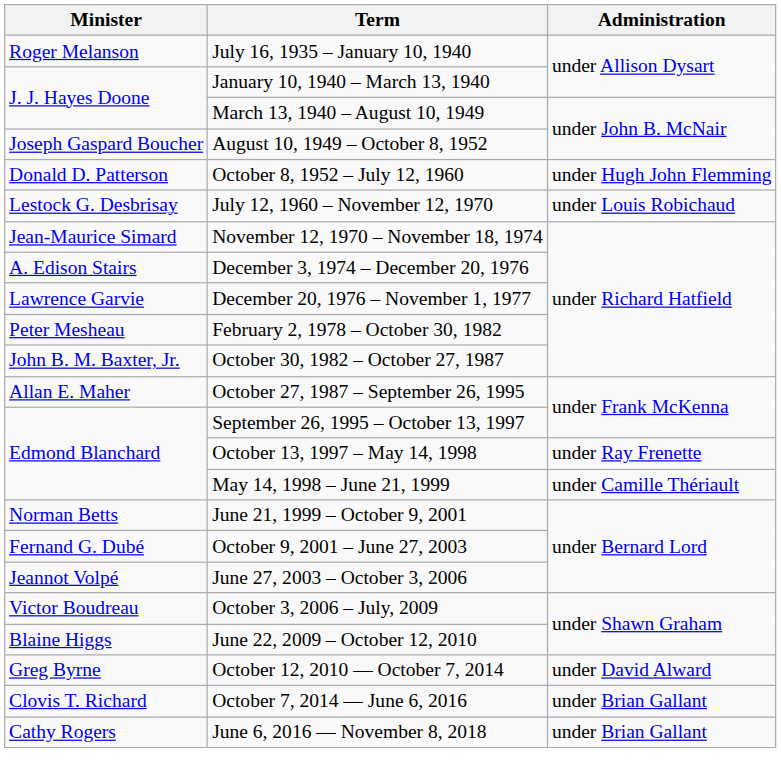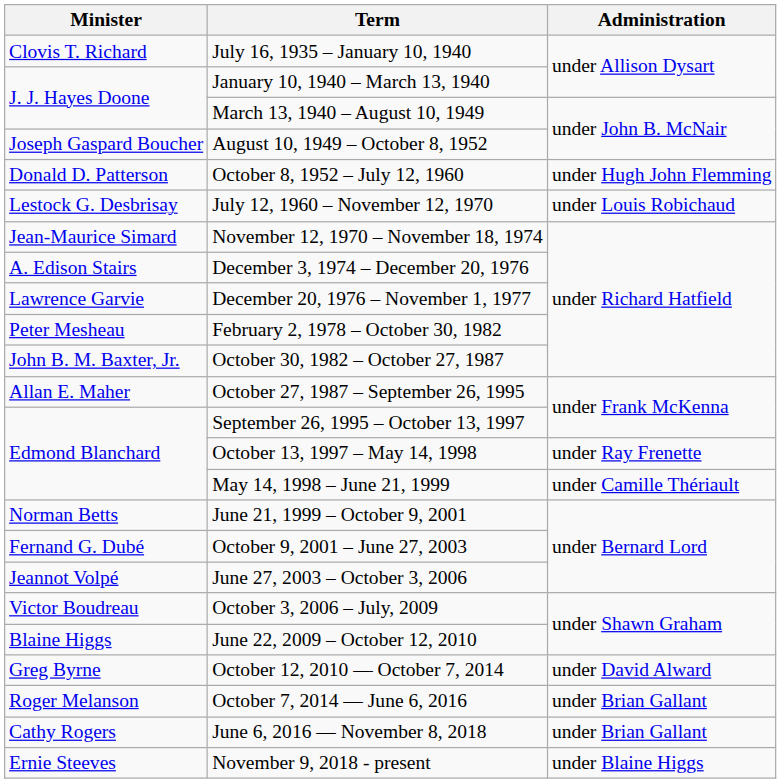(74, 50) Roger Melanson -> (78, 50) Clovis T. Richard
(78, 701) Clovis T. Richard -> (74, 701) Roger Melanson
+ row: (321, 762)
